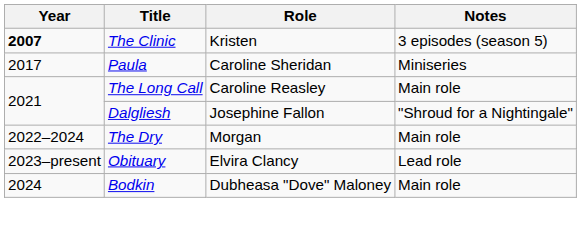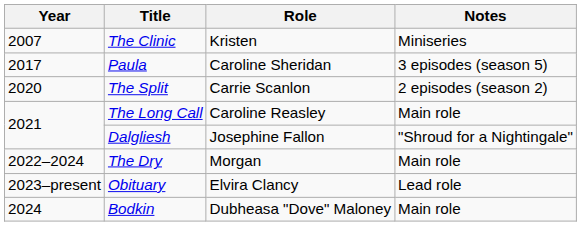(25, 40) bold -> (25, 40) normal
(473, 40) 3 episodes (season 5) -> (432, 40) Miniseries
(432, 64) Miniseries -> (473, 64) 3 episodes (season 5)
+ row: (138, 88)
